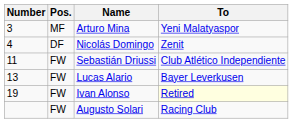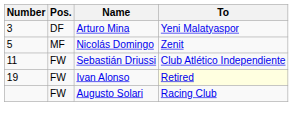(57, 28) MF -> (57, 28) DF
(10, 45) 4 -> (10, 45) 5
(57, 45) DF -> (57, 45) MF
- row: (104, 77)
